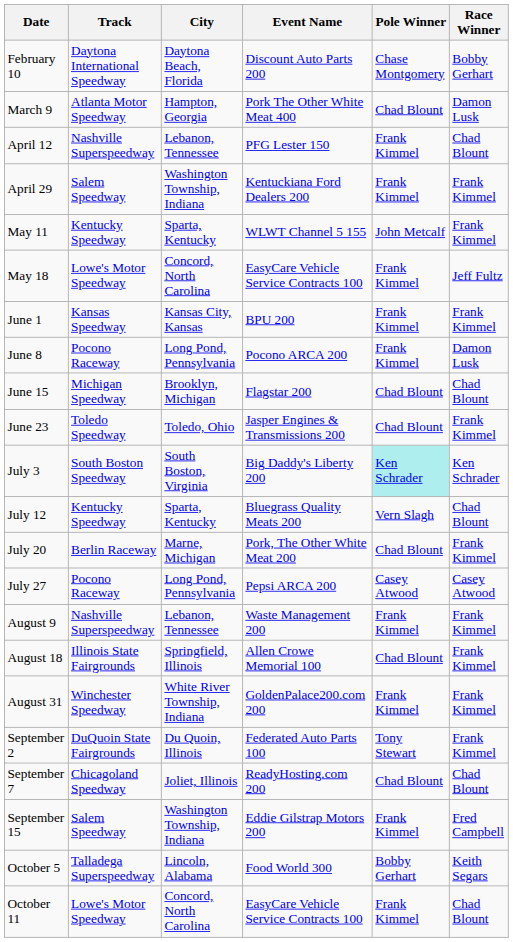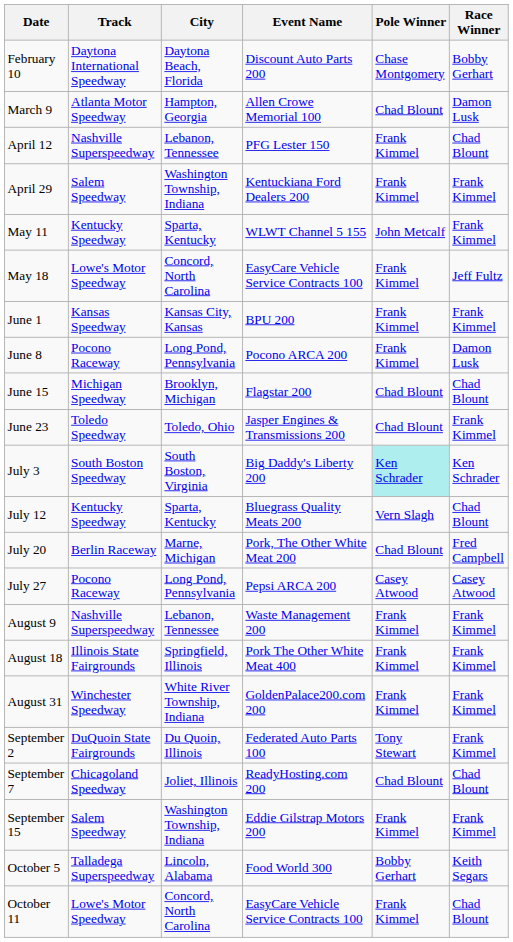(304, 109) Pork The Other White Meat 400 -> (283, 109) Allen Crowe Memorial 100
(474, 550) Frank Kimmel -> (478, 550) Fred Campbell
(283, 658) Allen Crowe Memorial 100 -> (304, 658) Pork The Other White Meat 400
(409, 658) Chad Blount -> (397, 658) Frank Kimmel
(478, 824) Fred Campbell -> (474, 824) Frank Kimmel
